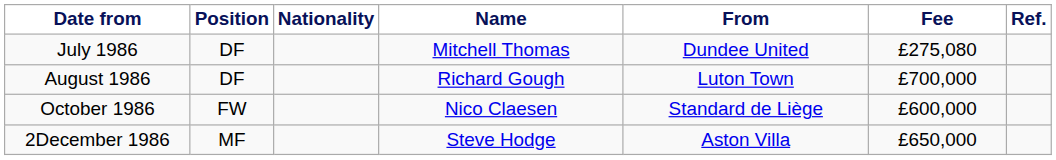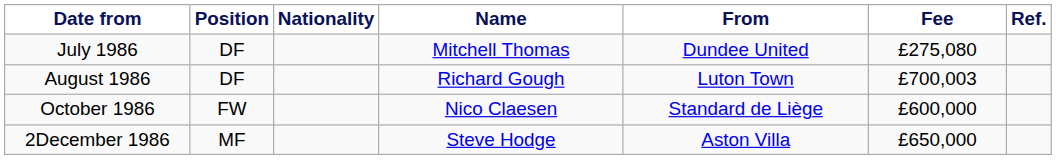(937, 79) £700,000 -> (937, 79) £700,003
